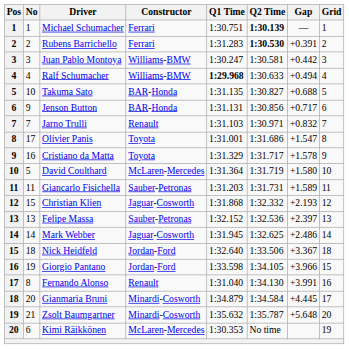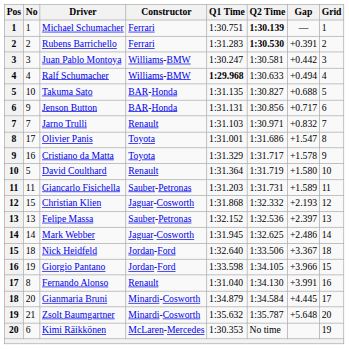(166, 171) McLaren-Mercedes -> (143, 171) Renault
